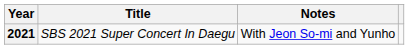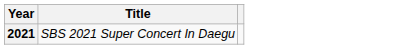- column: (318, 14)
